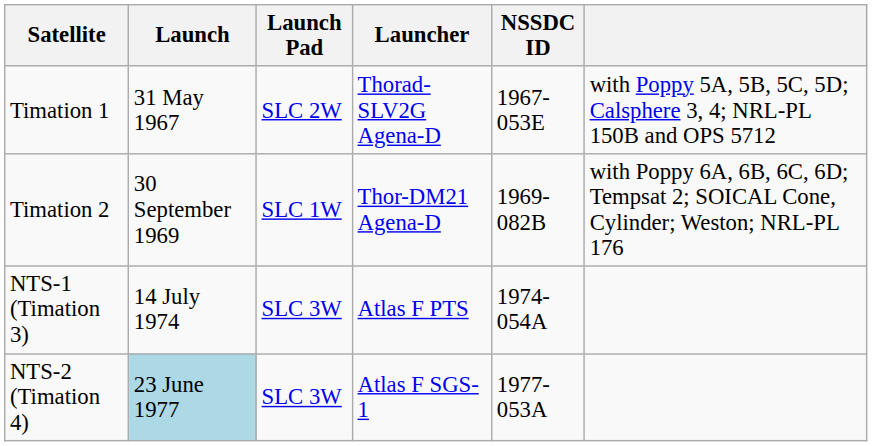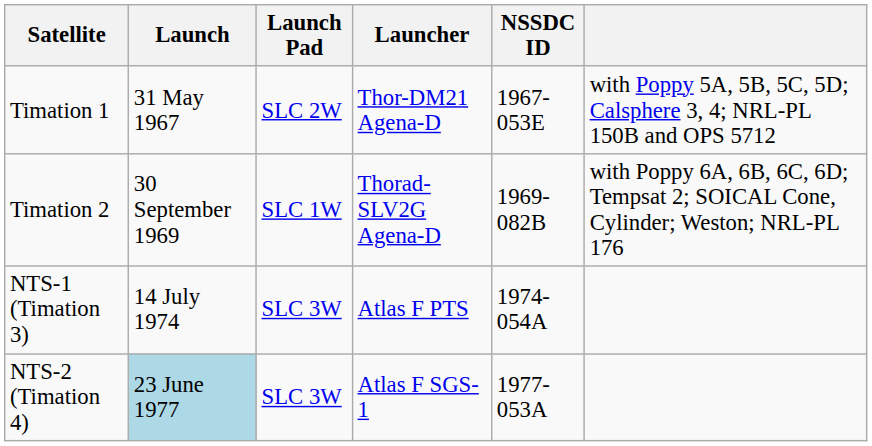(399, 109) Thorad-SLV2G Agena-D -> (413, 109) Thor-DM21 Agena-D
(413, 209) Thor-DM21 Agena-D -> (399, 209) Thorad-SLV2G Agena-D
